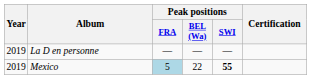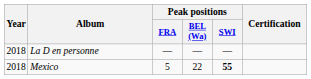(16, 51) 2019 -> (16, 51) 2018
(16, 67) 2019 -> (16, 67) 2018
(167, 67) lightblue background -> (167, 67) no background
